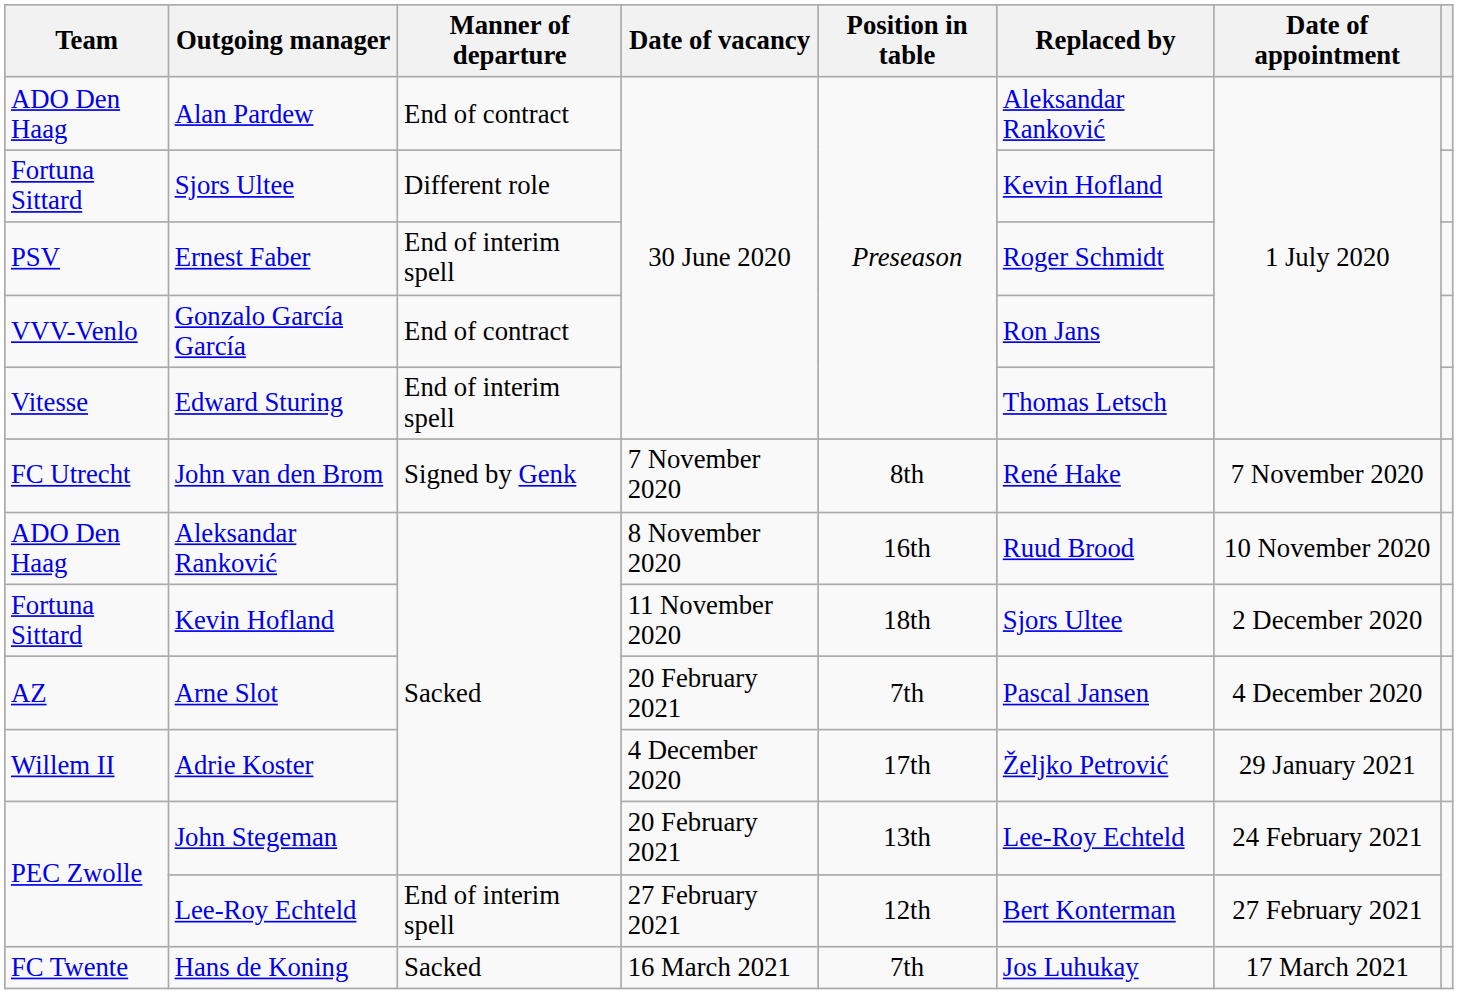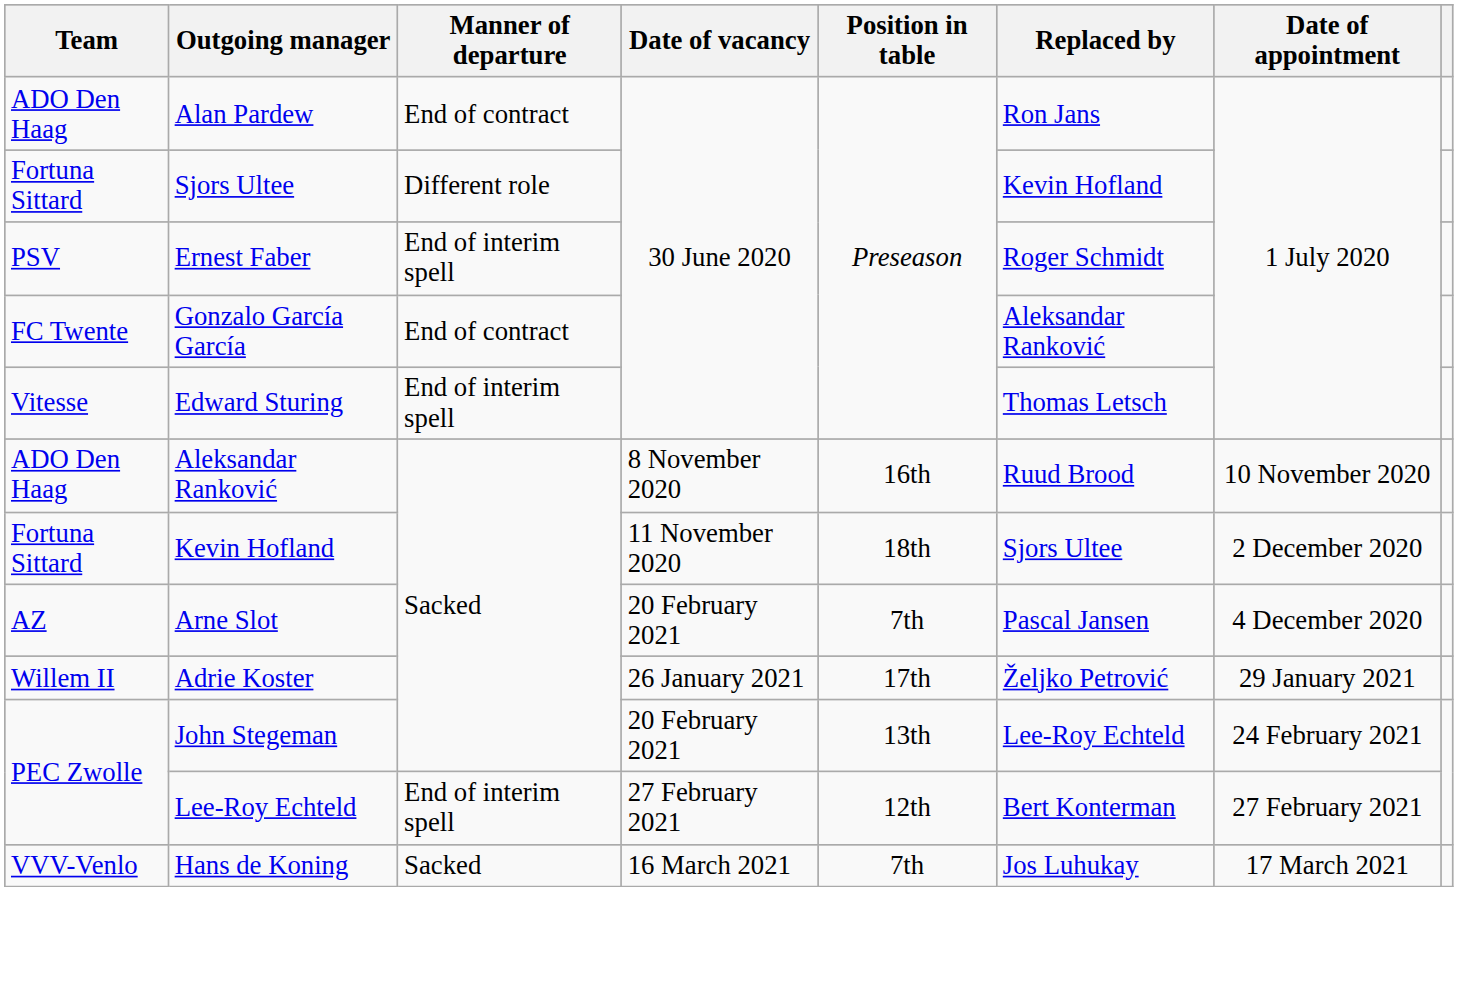(1064, 113) Aleksandar Ranković -> (1051, 113) Ron Jans
(74, 330) VVV-Venlo -> (70, 330) FC Twente
(1051, 330) Ron Jans -> (1064, 330) Aleksandar Ranković
- row: (279, 475)
(693, 765) 4 December 2020 -> (716, 677) 26 January 2021
(70, 967) FC Twente -> (74, 864) VVV-Venlo
